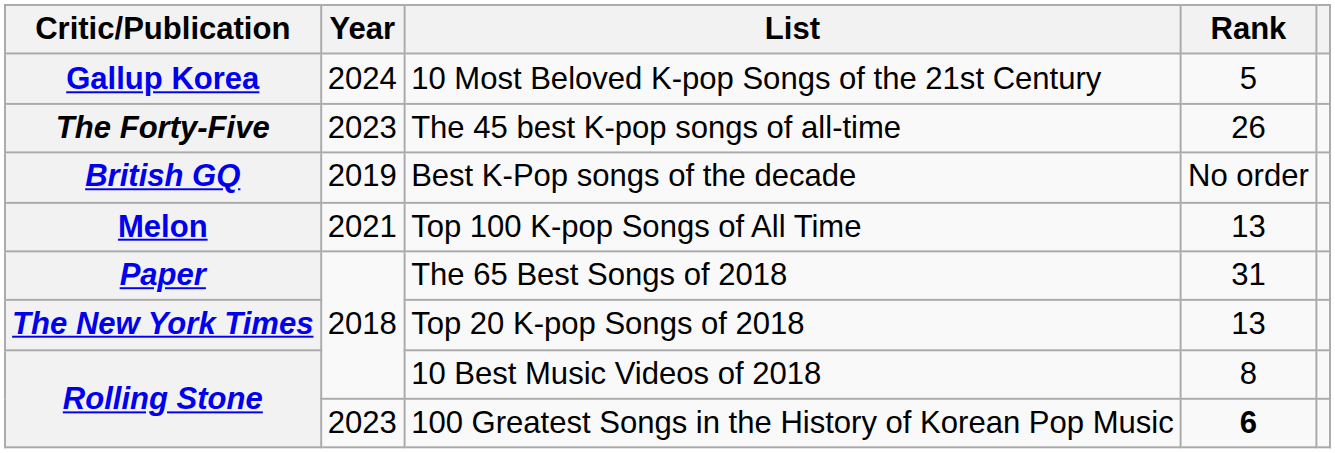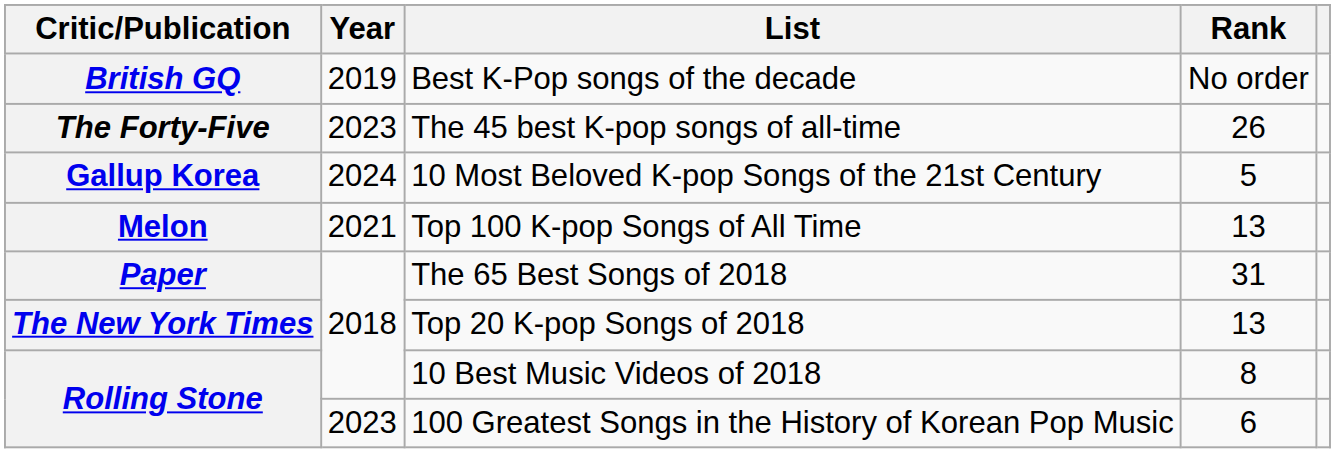rows swapped: (634, 176) <-> (756, 78)
(1248, 422) bold -> (1248, 422) normal
